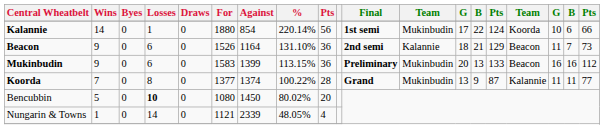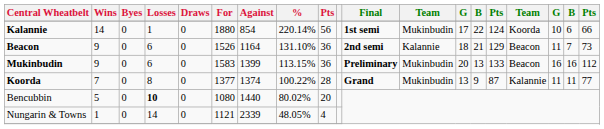(250, 97) 1450 -> (250, 97) 1440
